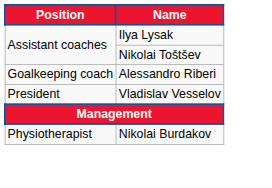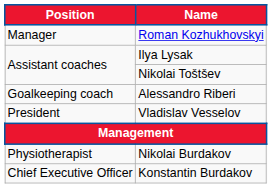+ row: (201, 35)
+ row: (195, 173)
